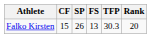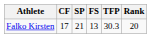(64, 26) 15 -> (64, 26) 17
(79, 26) 26 -> (79, 26) 21
